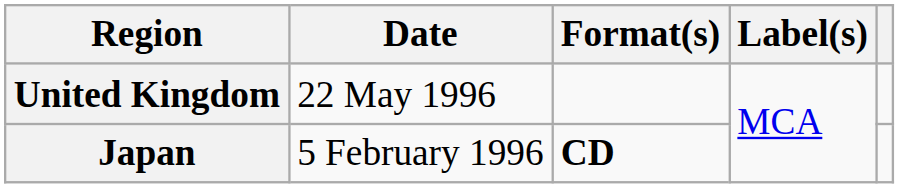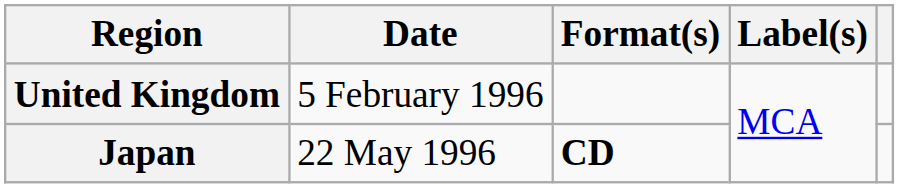(397, 93) 22 May 1996 -> (420, 93) 5 February 1996
(420, 152) 5 February 1996 -> (397, 152) 22 May 1996
